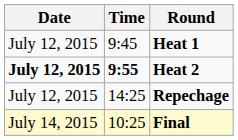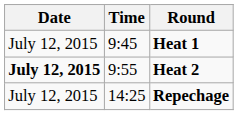(123, 69) bold -> (123, 69) normal
- row: (171, 122)
